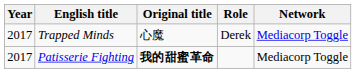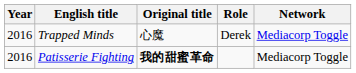(20, 35) 2017 -> (20, 35) 2016
(20, 57) 2017 -> (20, 57) 2016
